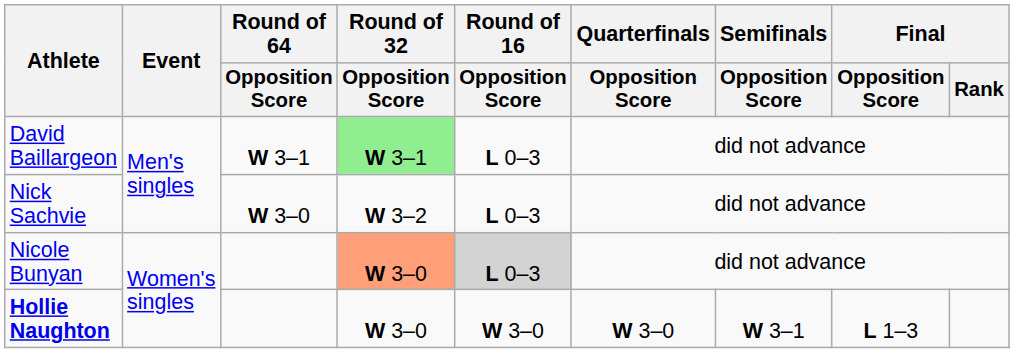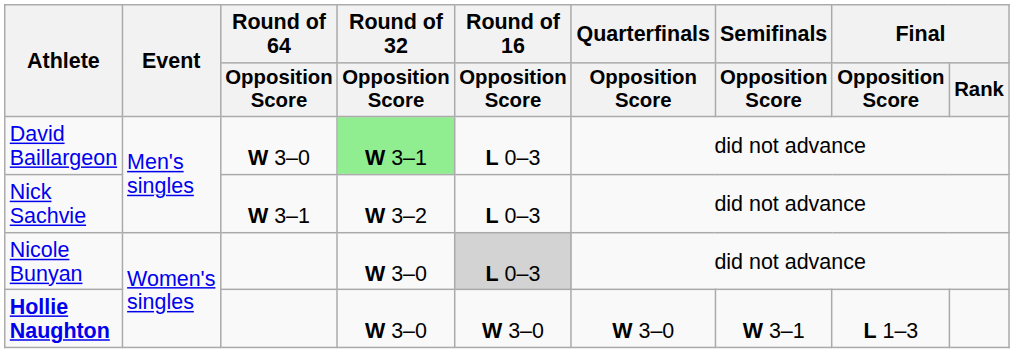(279, 158) W 3–1 -> (279, 158) W 3–0
(279, 216) W 3–0 -> (279, 216) W 3–1
(396, 273) lightsalmon background -> (396, 273) no background
